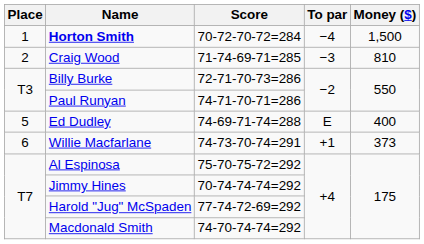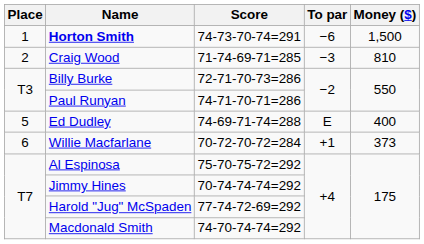(249, 36) 70-72-70-72=284 -> (249, 36) 74-73-70-74=291
(327, 36) −4 -> (327, 36) −6
(249, 143) 74-73-70-74=291 -> (249, 143) 70-72-70-72=284
